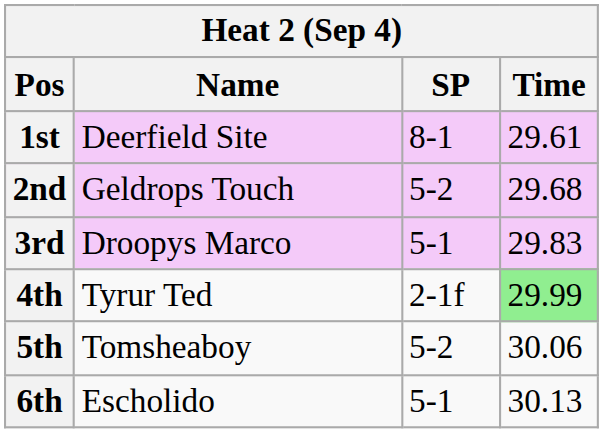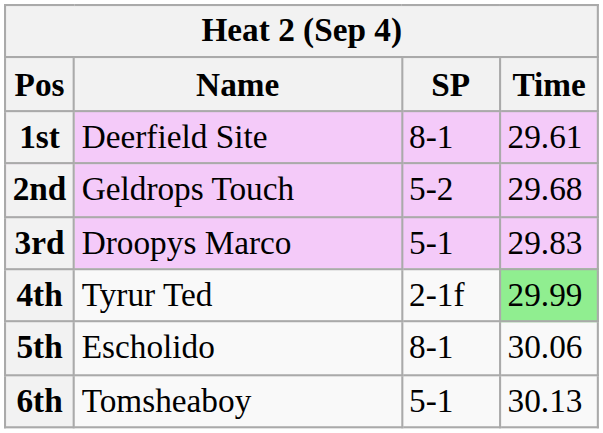(166, 347) Tomsheaboy -> (148, 347) Escholido
(431, 347) 5-2 -> (431, 347) 8-1
(148, 400) Escholido -> (166, 400) Tomsheaboy
